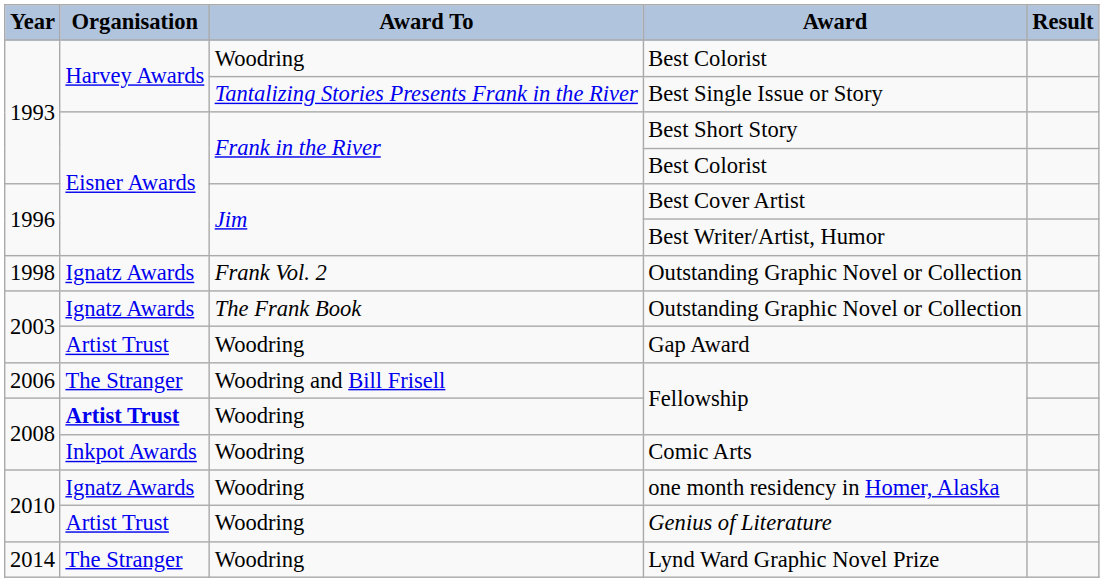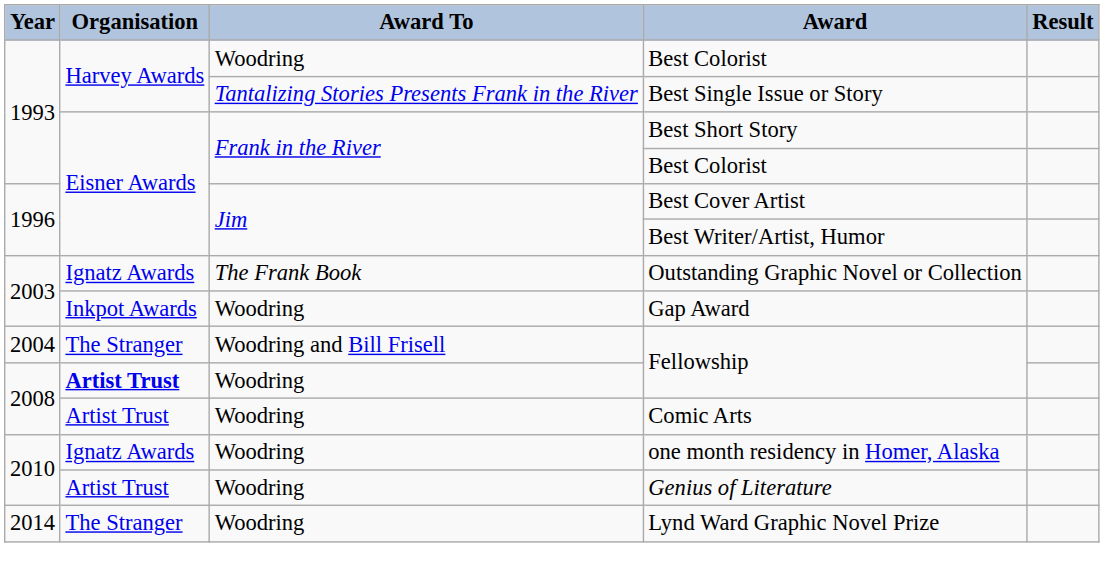- row: (271, 272)
(117, 344) Artist Trust -> (131, 308) Inkpot Awards
(32, 380) 2006 -> (32, 344) 2004
(131, 451) Inkpot Awards -> (117, 415) Artist Trust
